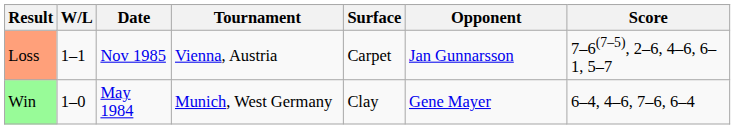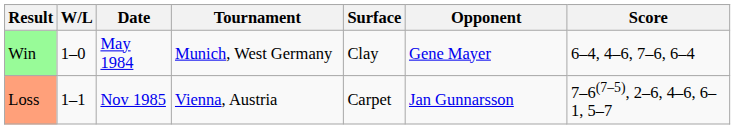rows swapped: (22, 102) <-> (24, 55)
